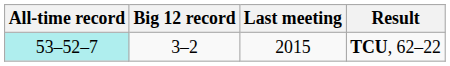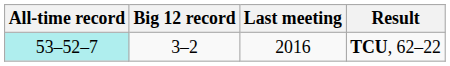(293, 46) 2015 -> (293, 46) 2016
